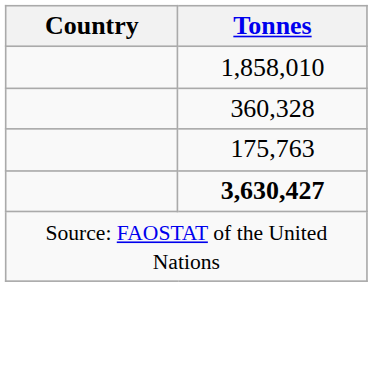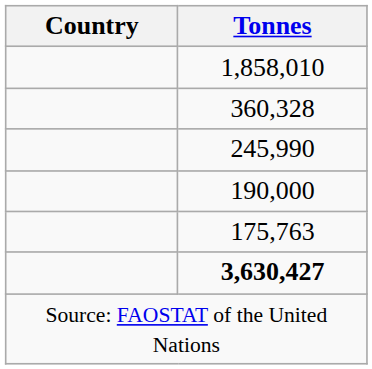+ row: (273, 149)
+ row: (273, 190)
